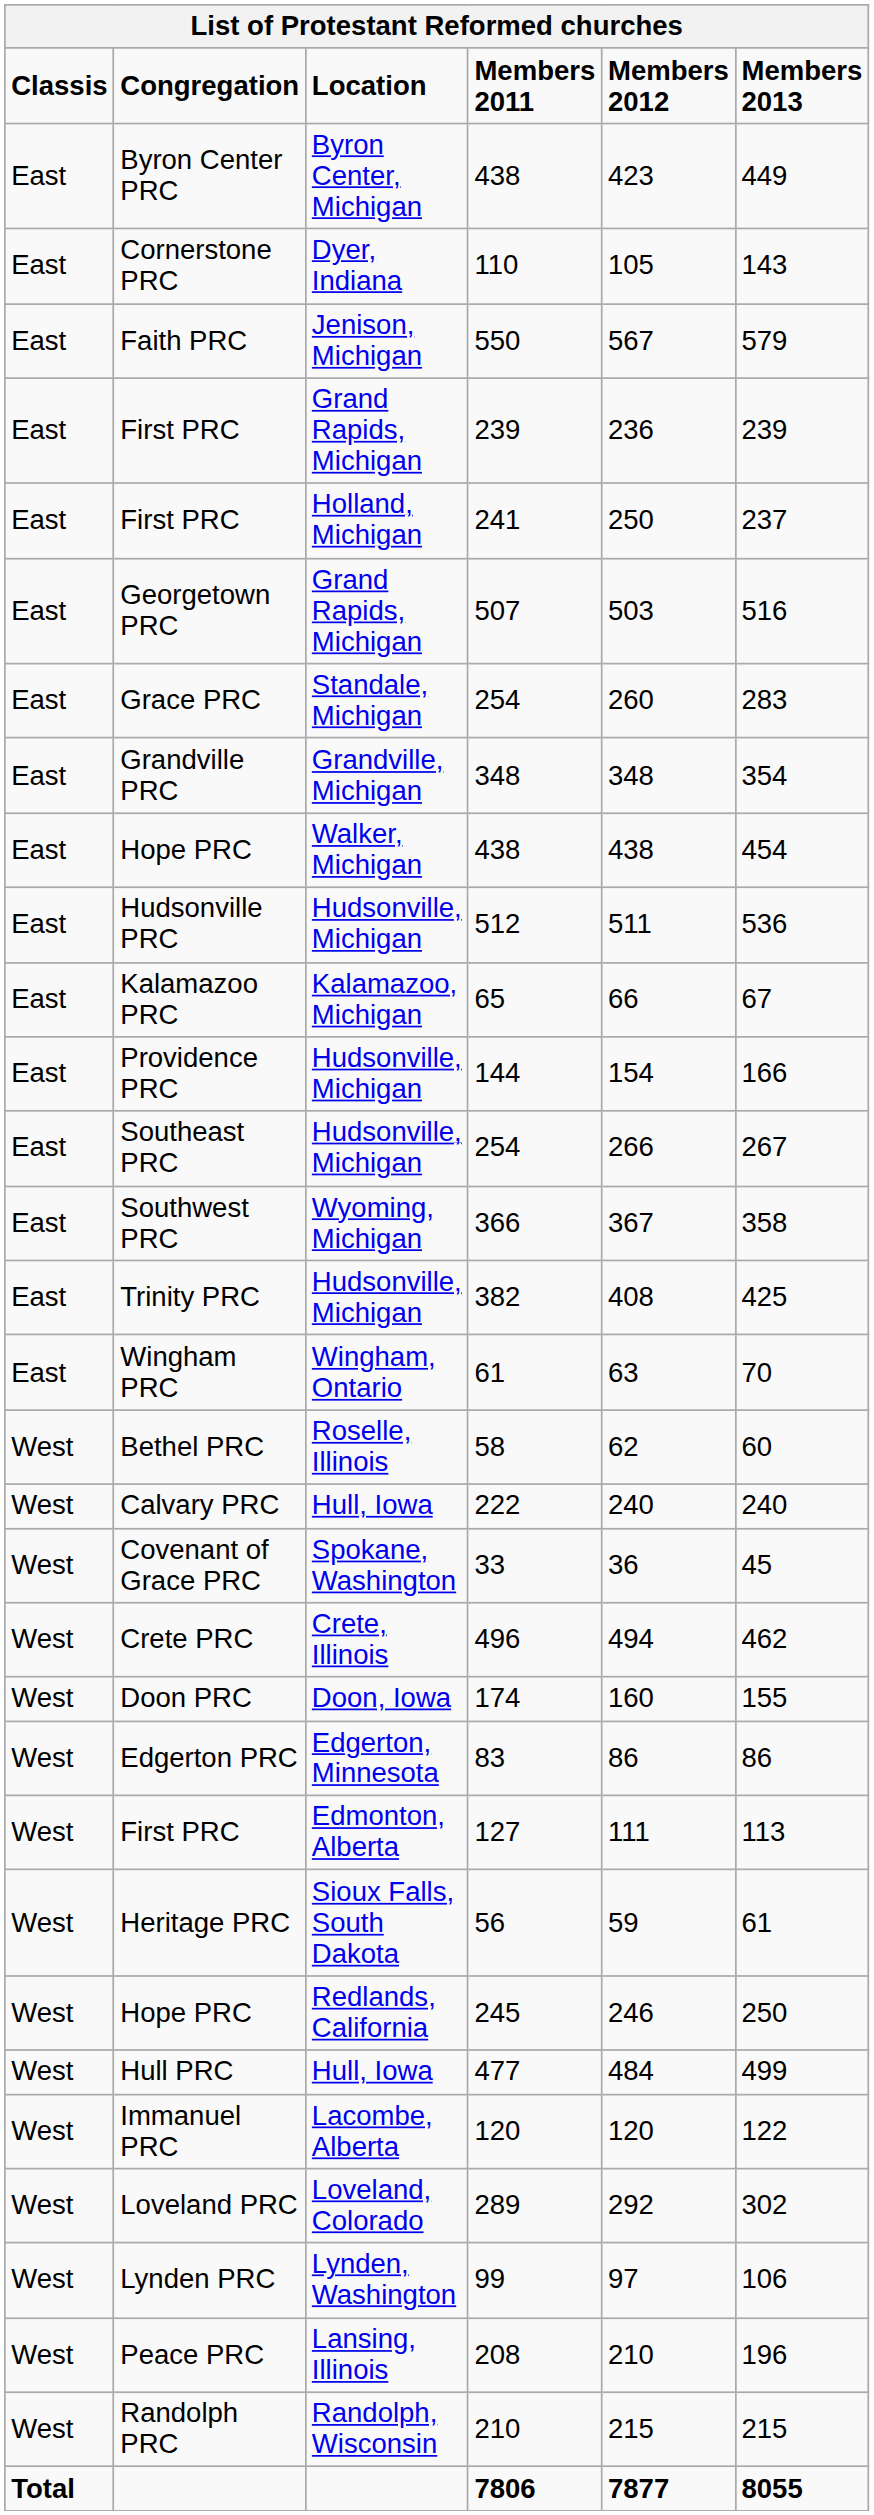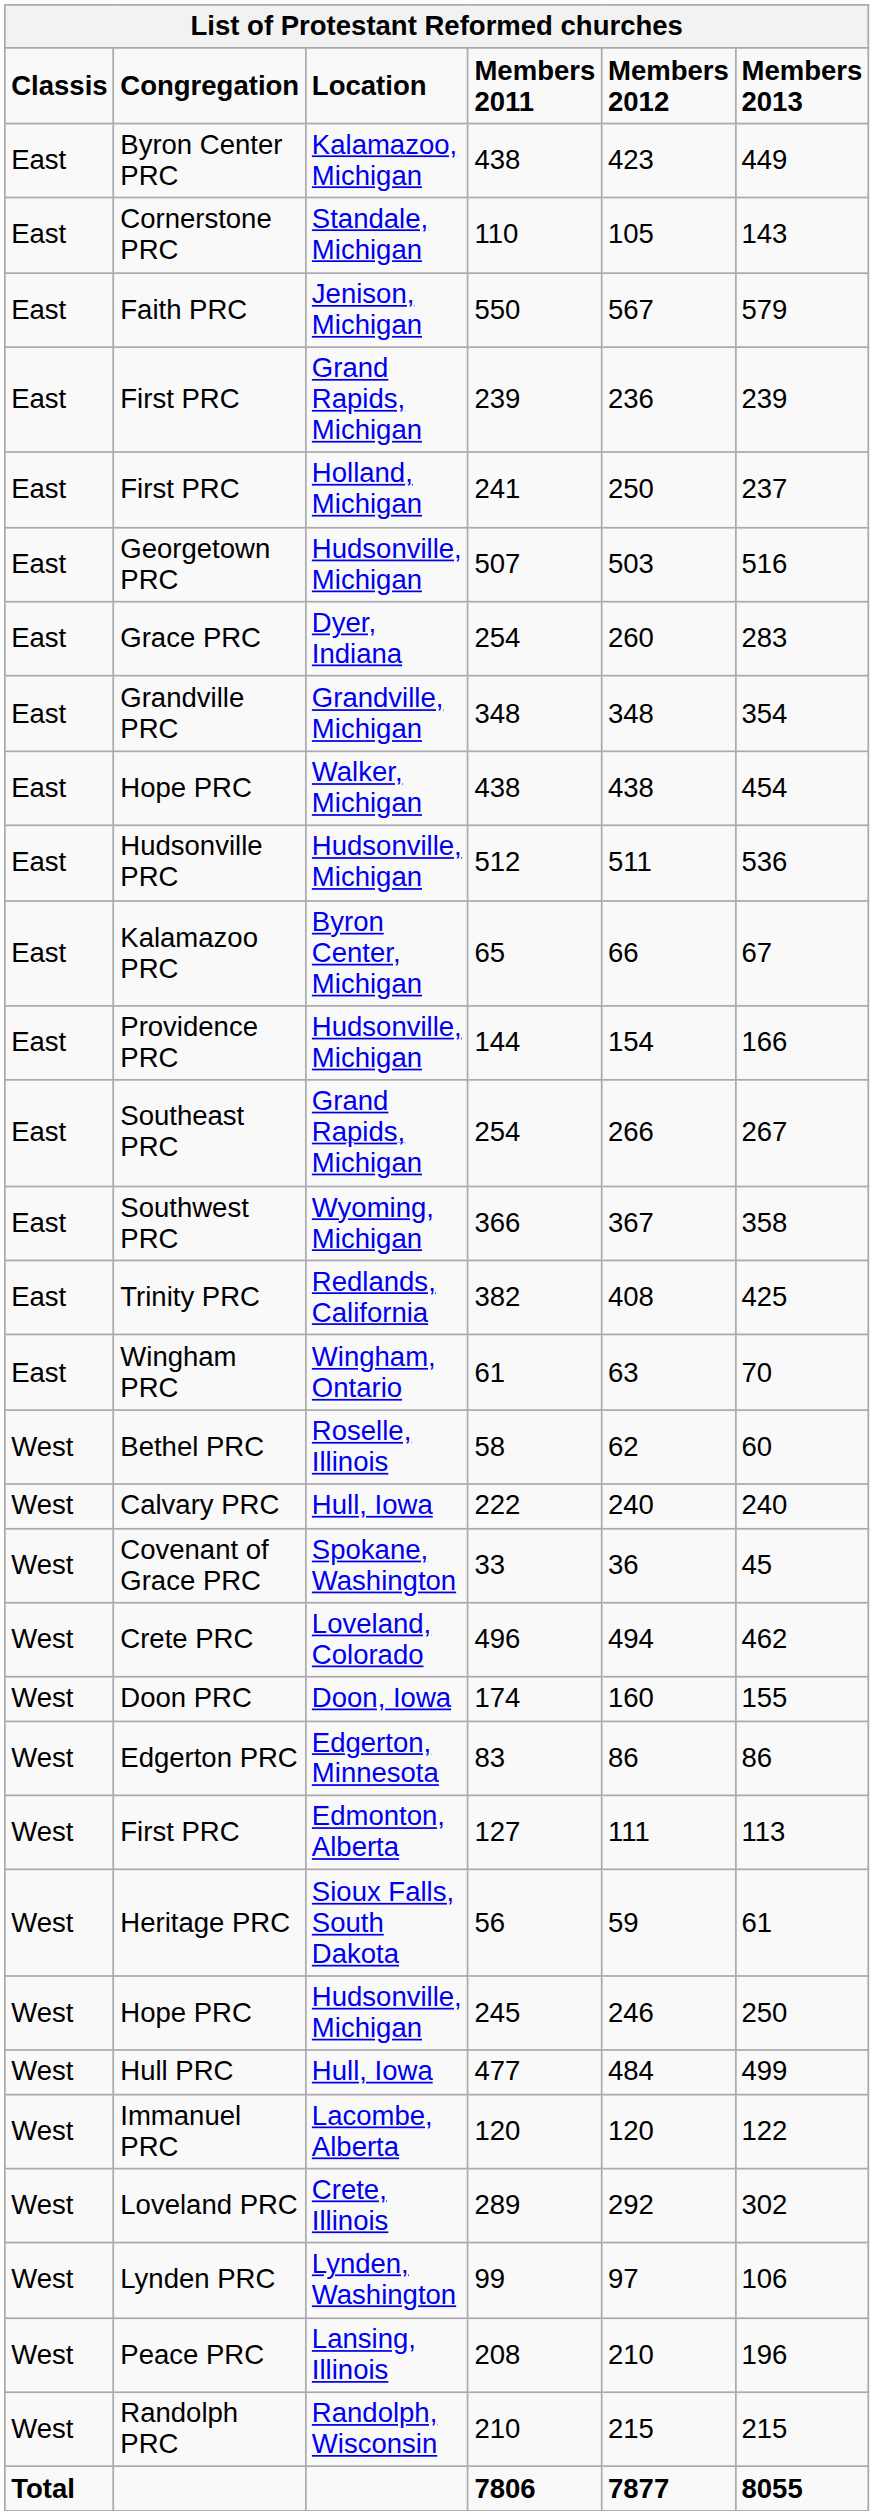(367, 175) Byron Center, Michigan -> (385, 160) Kalamazoo, Michigan
(357, 265) Dyer, Indiana -> (370, 234) Standale, Michigan
(367, 610) Grand Rapids, Michigan -> (387, 564) Hudsonville, Michigan
(370, 700) Standale, Michigan -> (357, 638) Dyer, Indiana
(385, 998) Kalamazoo, Michigan -> (367, 952) Byron Center, Michigan
(387, 1148) Hudsonville, Michigan -> (367, 1132) Grand Rapids, Michigan
(387, 1297) Hudsonville, Michigan -> (374, 1297) Redlands, California
(350, 1639) Crete, Illinois -> (372, 1639) Loveland, Colorado
(374, 2012) Redlands, California -> (387, 2012) Hudsonville, Michigan
(372, 2205) Loveland, Colorado -> (350, 2205) Crete, Illinois
